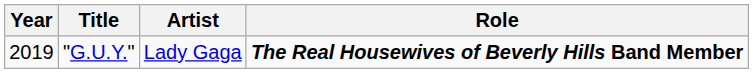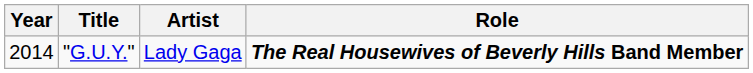(31, 52) 2019 -> (31, 52) 2014
